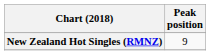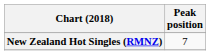(185, 41) 9 -> (185, 41) 7
